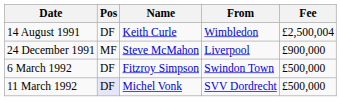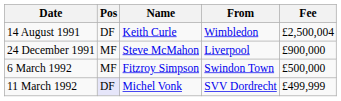(107, 68) DF -> (108, 68) MF
(304, 86) £500,000 -> (304, 86) £499,999
